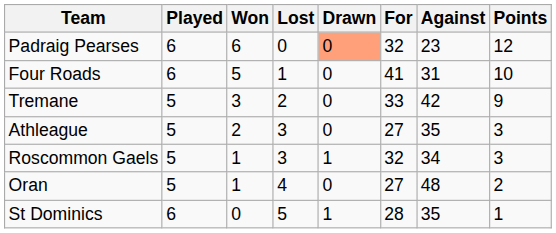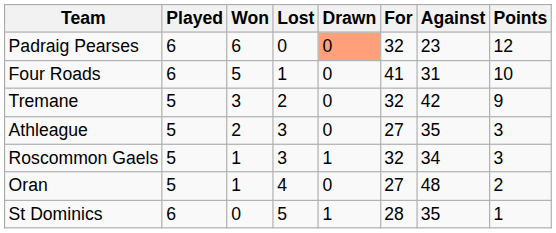(394, 102) 33 -> (394, 102) 32
